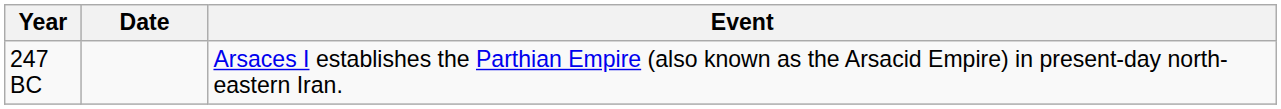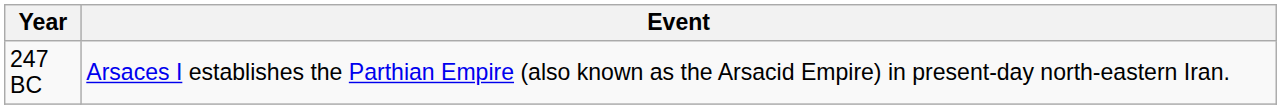- column: (145, 22)
